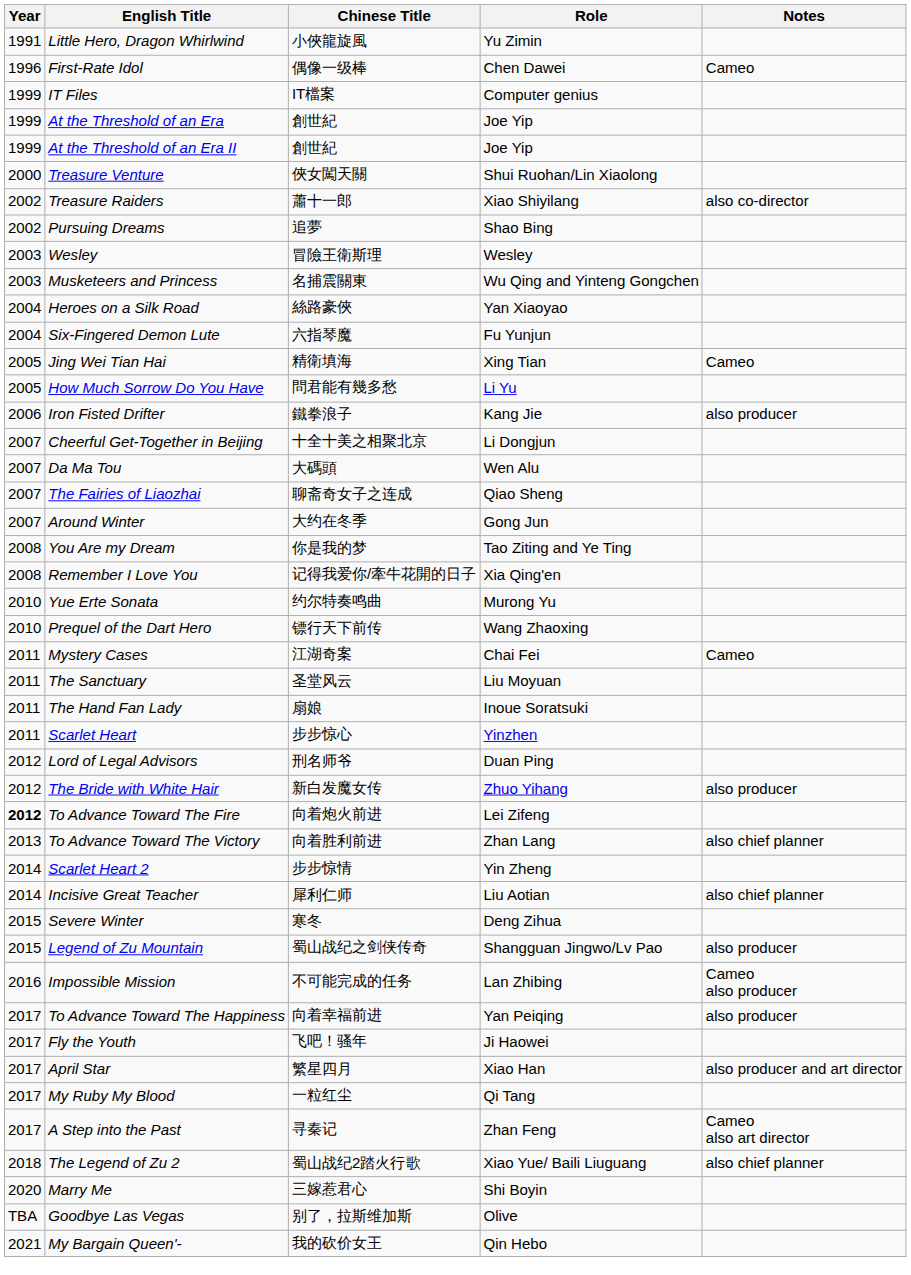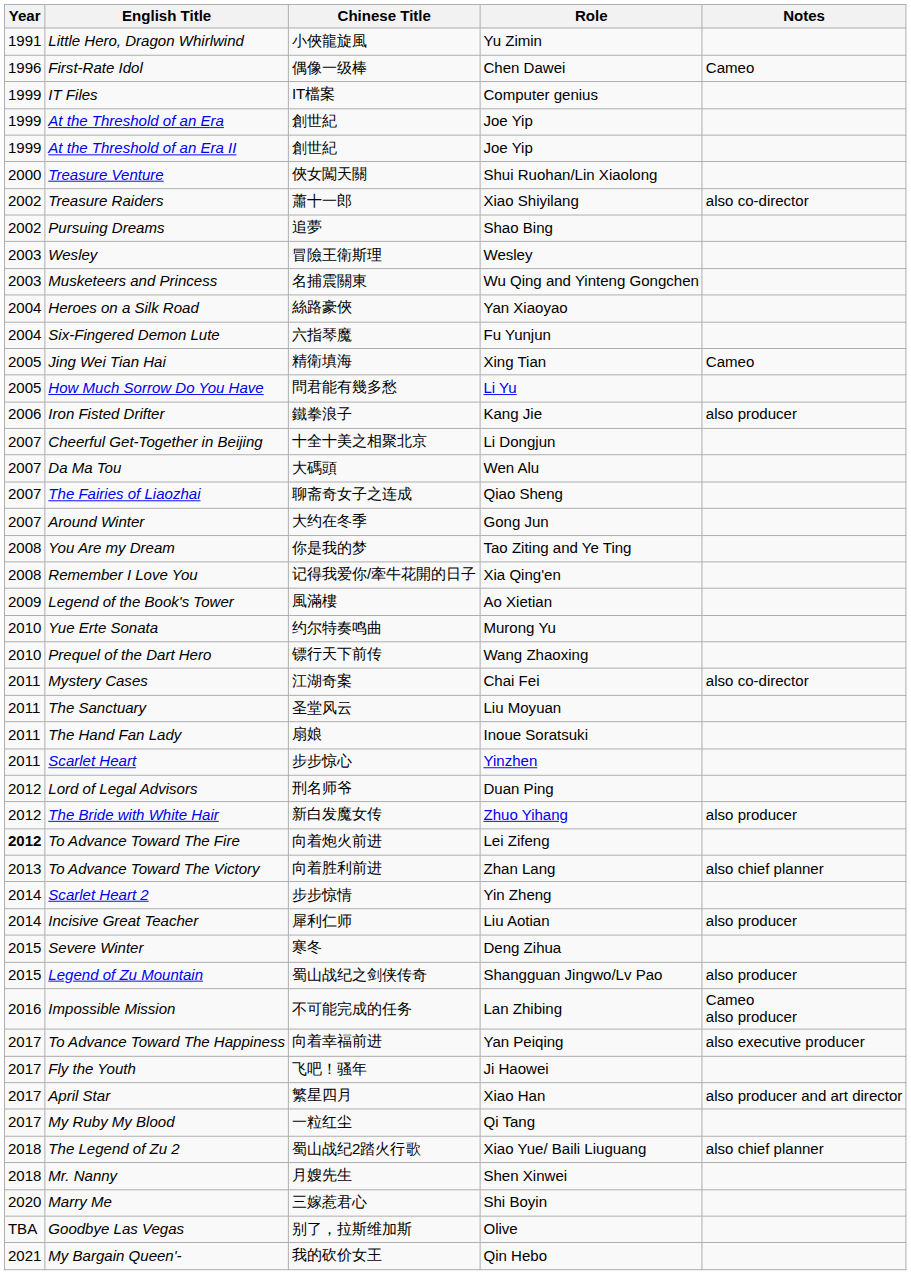+ row: (141, 601)
(730, 655) Cameo -> (757, 681) also co-director
(765, 895) also chief planner -> (751, 921) also producer
(751, 1015) also producer -> (785, 1042) also executive producer
- row: (115, 1129)
+ row: (83, 1176)
